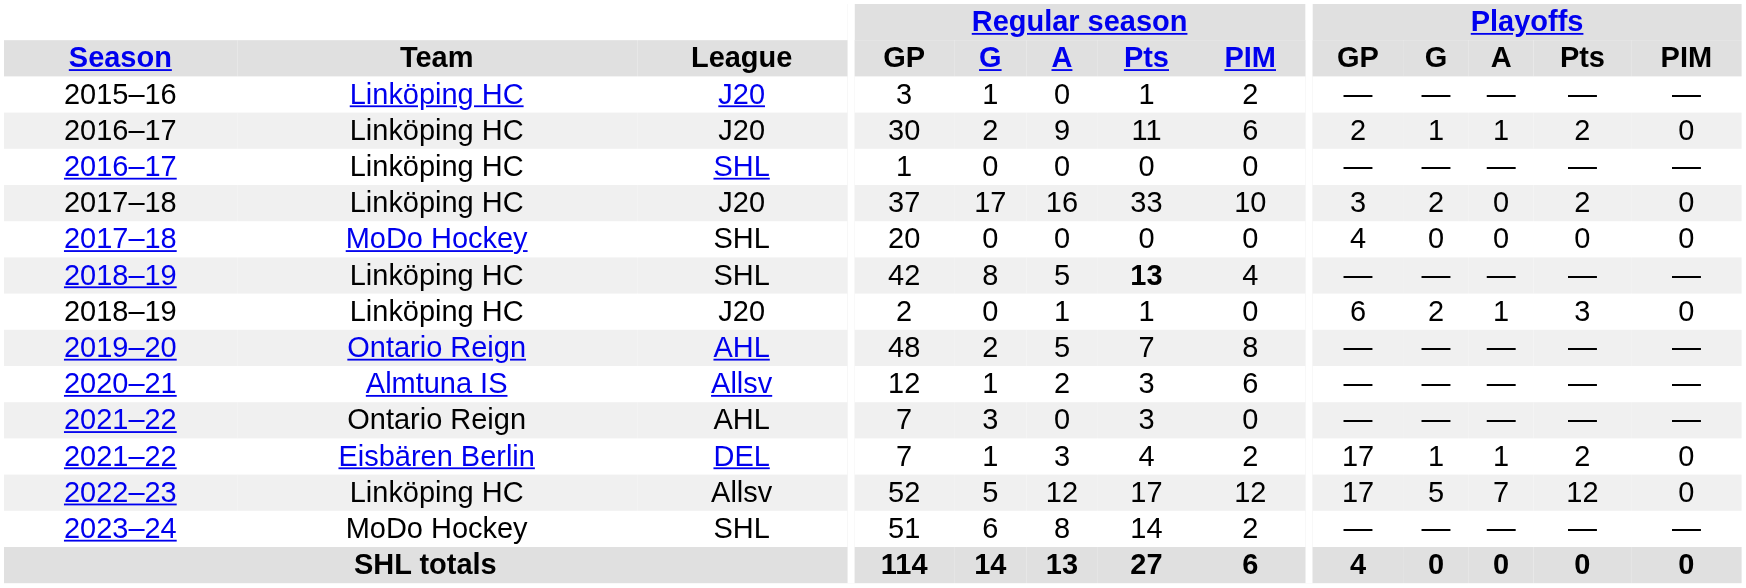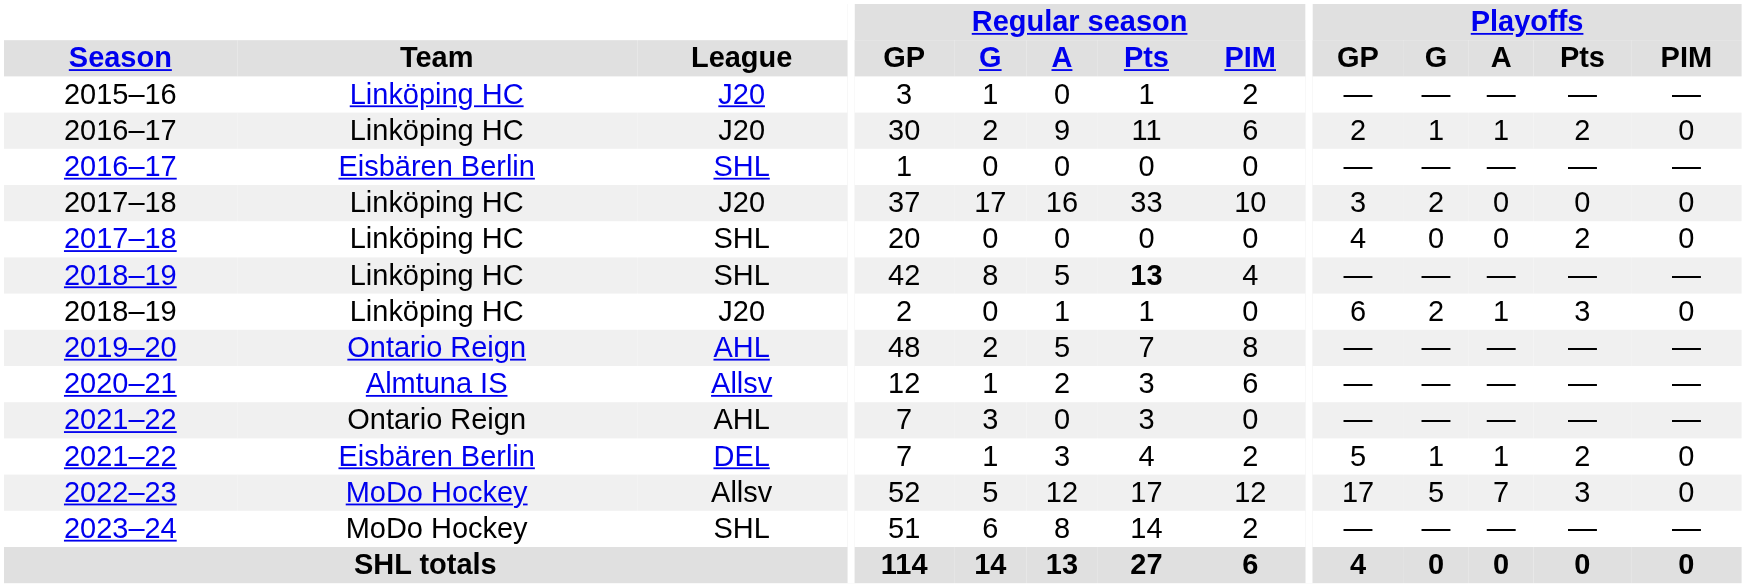(437, 166) Linköping HC -> (437, 166) Eisbären Berlin
(1582, 202) 2 -> (1582, 202) 0
(437, 238) MoDo Hockey -> (437, 238) Linköping HC
(1582, 238) 0 -> (1582, 238) 2
(1358, 456) 17 -> (1358, 456) 5
(437, 492) Linköping HC -> (437, 492) MoDo Hockey
(1582, 492) 12 -> (1582, 492) 3
